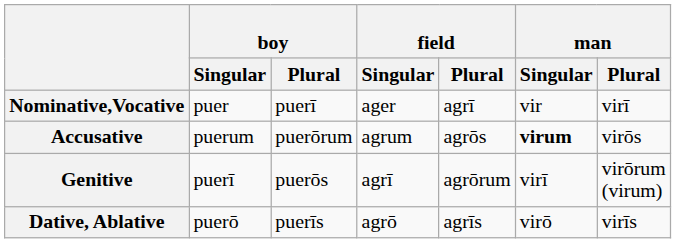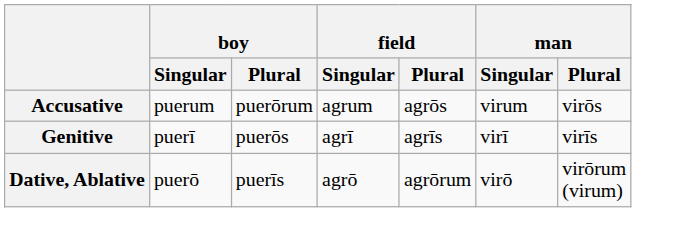- row: (97, 105)
(546, 136) bold -> (504, 105) normal
(477, 179) agrōrum -> (423, 136) agrīs
(634, 179) virōrum (virum) -> (580, 136) virīs
(463, 222) agrīs -> (438, 179) agrōrum
(619, 222) virīs -> (594, 179) virōrum (virum)
